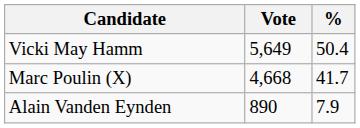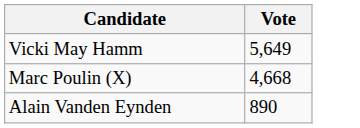- column: (333, 19)
